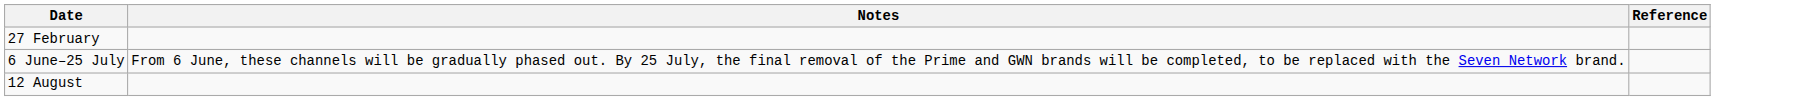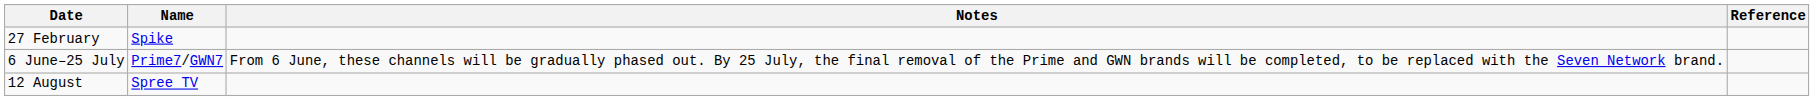+ column: (177, 16)
